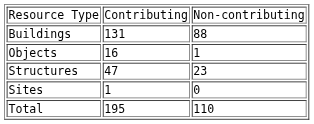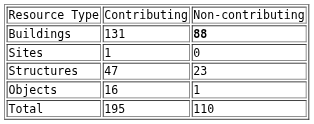(200, 34) normal -> (200, 34) bold
rows swapped: (26, 90) <-> (33, 53)
